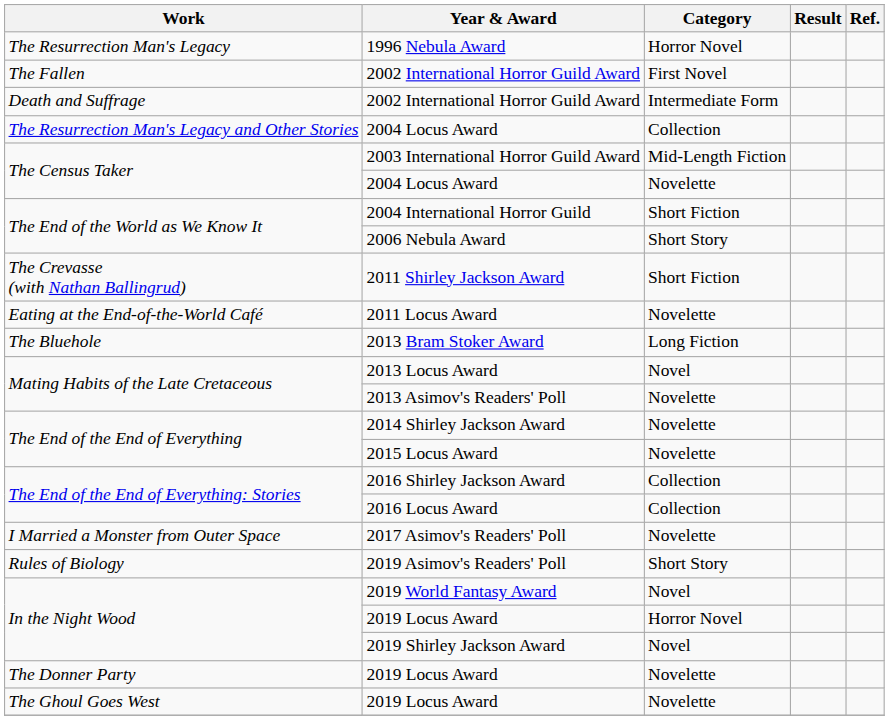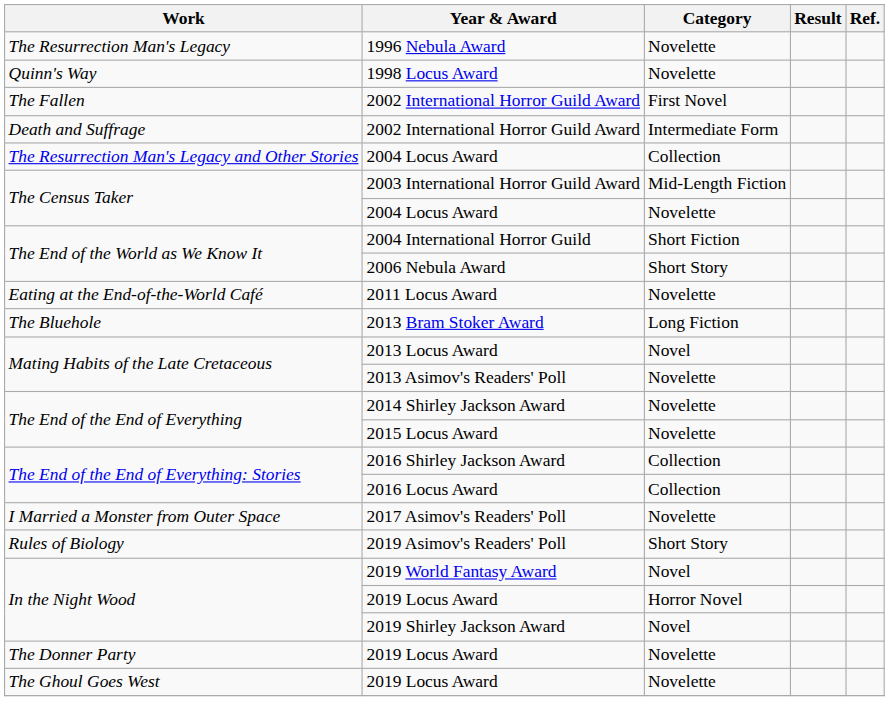(695, 45) Horror Novel -> (682, 45) Novelette
+ row: (52, 73)
- row: (97, 277)
